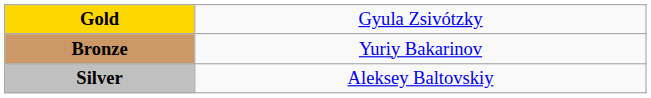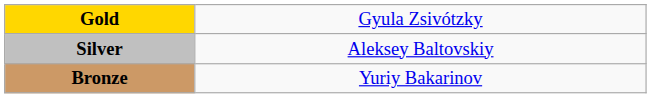rows swapped: (100, 78) <-> (100, 48)
